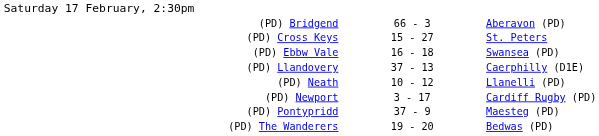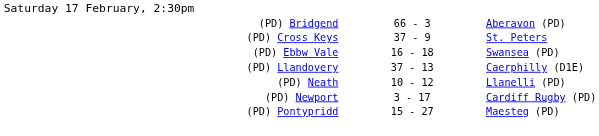(412, 38) 15 - 27 -> (412, 38) 37 - 9
(412, 112) 37 - 9 -> (412, 112) 15 - 27
- row: (283, 127)
